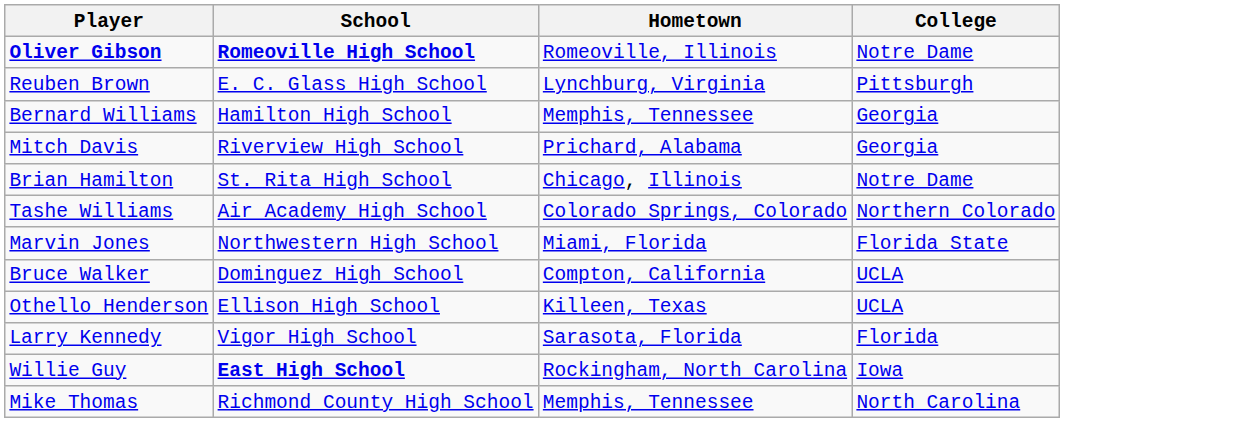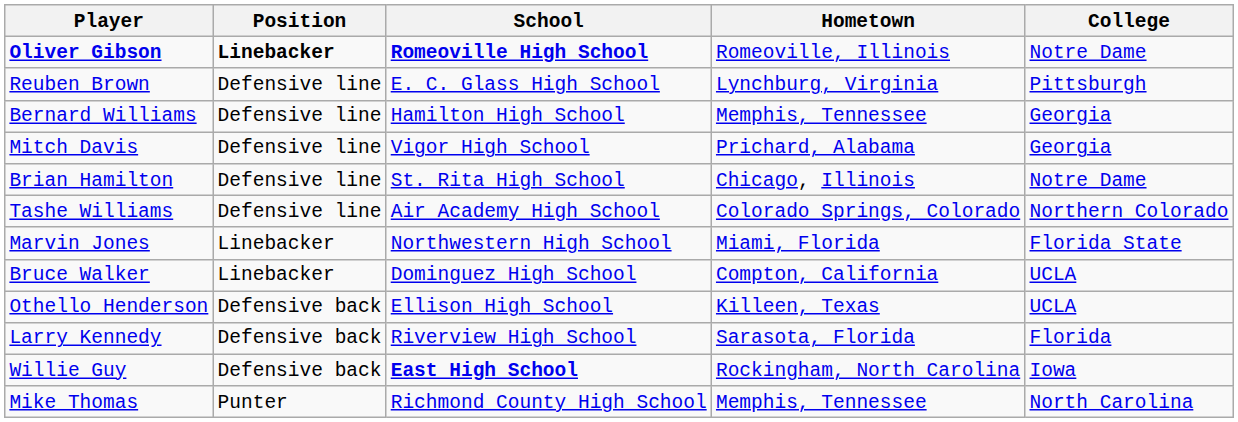+ column: (300, 21)
(340, 148) Riverview High School -> (490, 148) Vigor High School
(317, 338) Vigor High School -> (514, 338) Riverview High School
